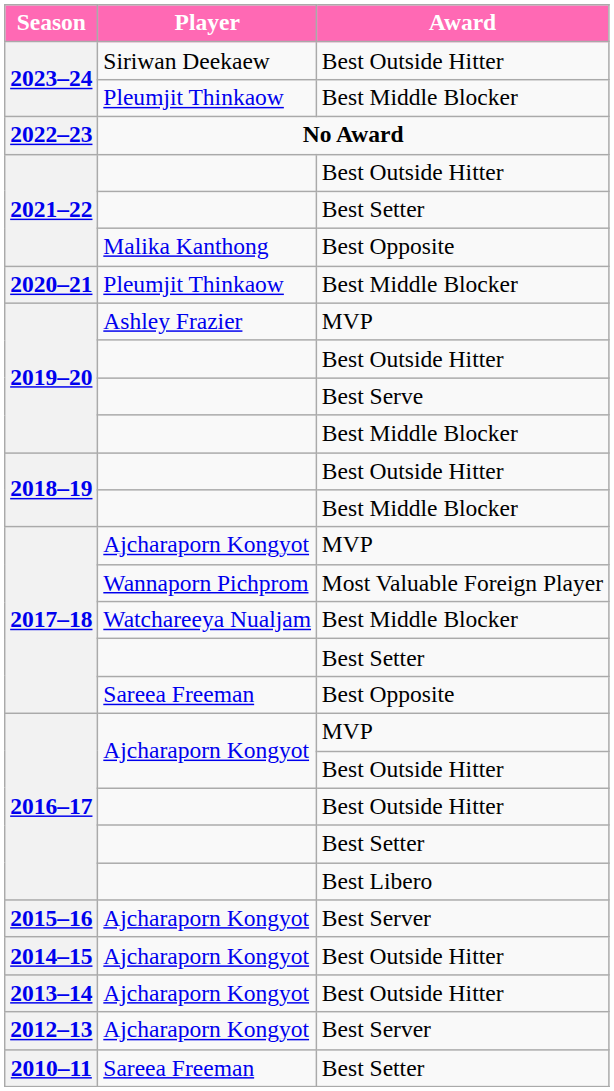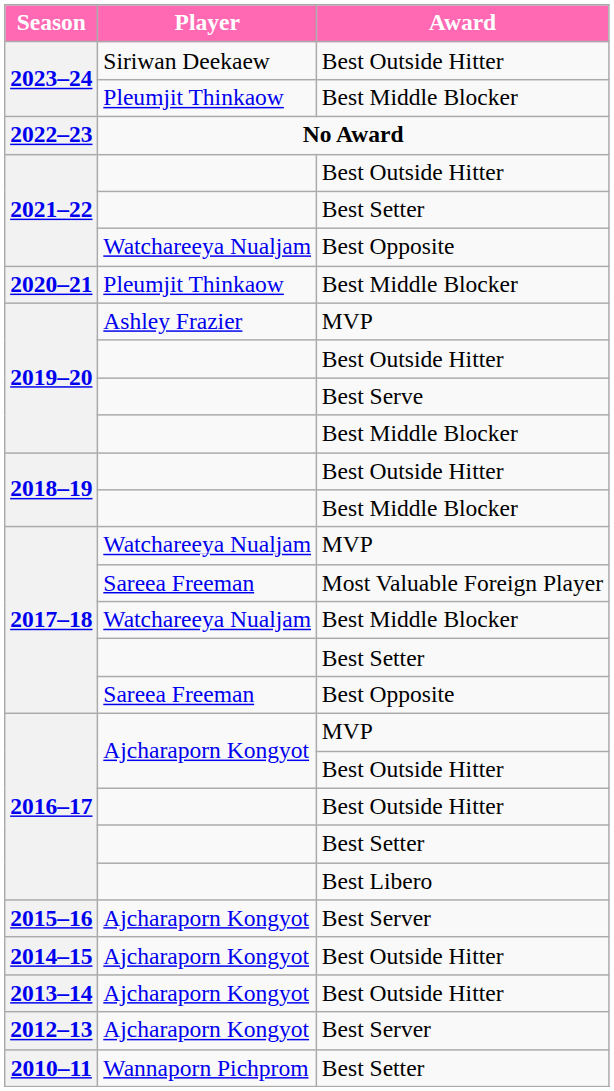(186, 246) Malika Kanthong -> (207, 246) Watchareeya Nualjam
(206, 545) Ajcharaporn Kongyot -> (207, 545) Watchareeya Nualjam
(206, 582) Wannaporn Pichprom -> (179, 582) Sareea Freeman
(179, 1067) Sareea Freeman -> (206, 1067) Wannaporn Pichprom
